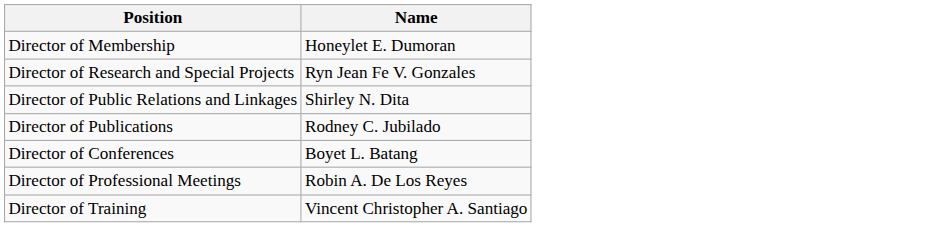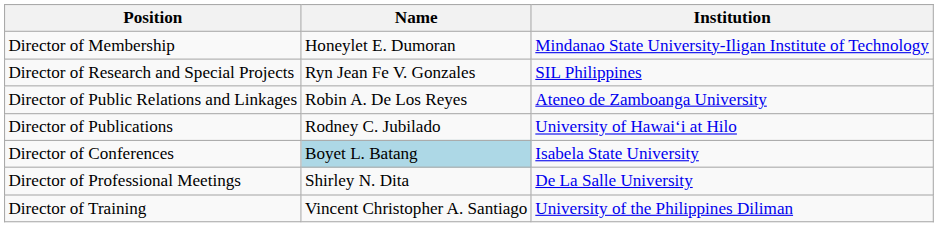+ column: (732, 18)
(357, 99) Shirley N. Dita -> (386, 99) Robin A. De Los Reyes
(361, 153) no background -> (361, 153) lightblue background
(386, 180) Robin A. De Los Reyes -> (357, 180) Shirley N. Dita
